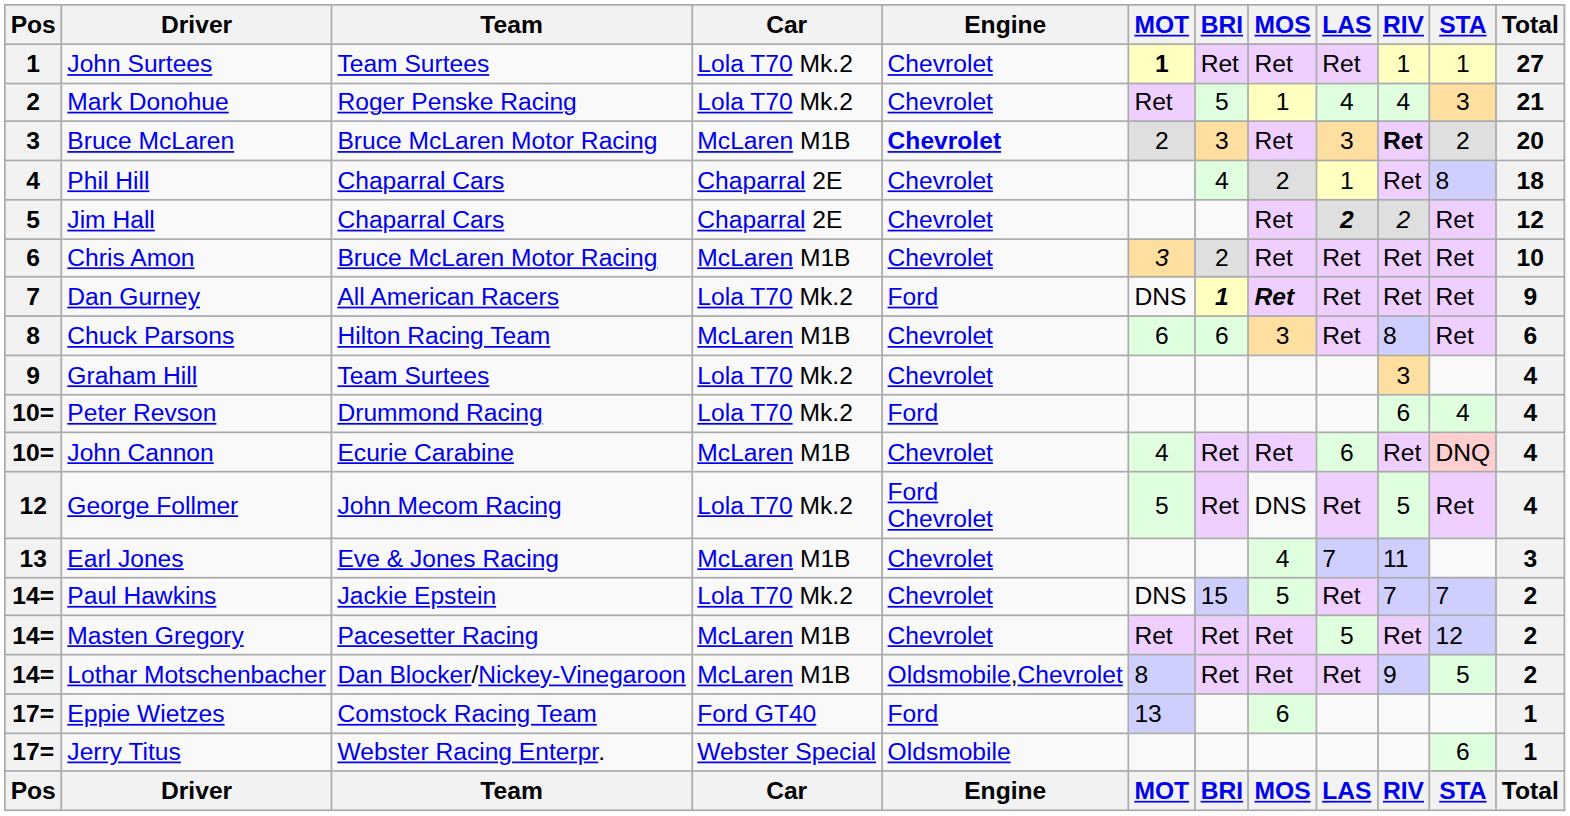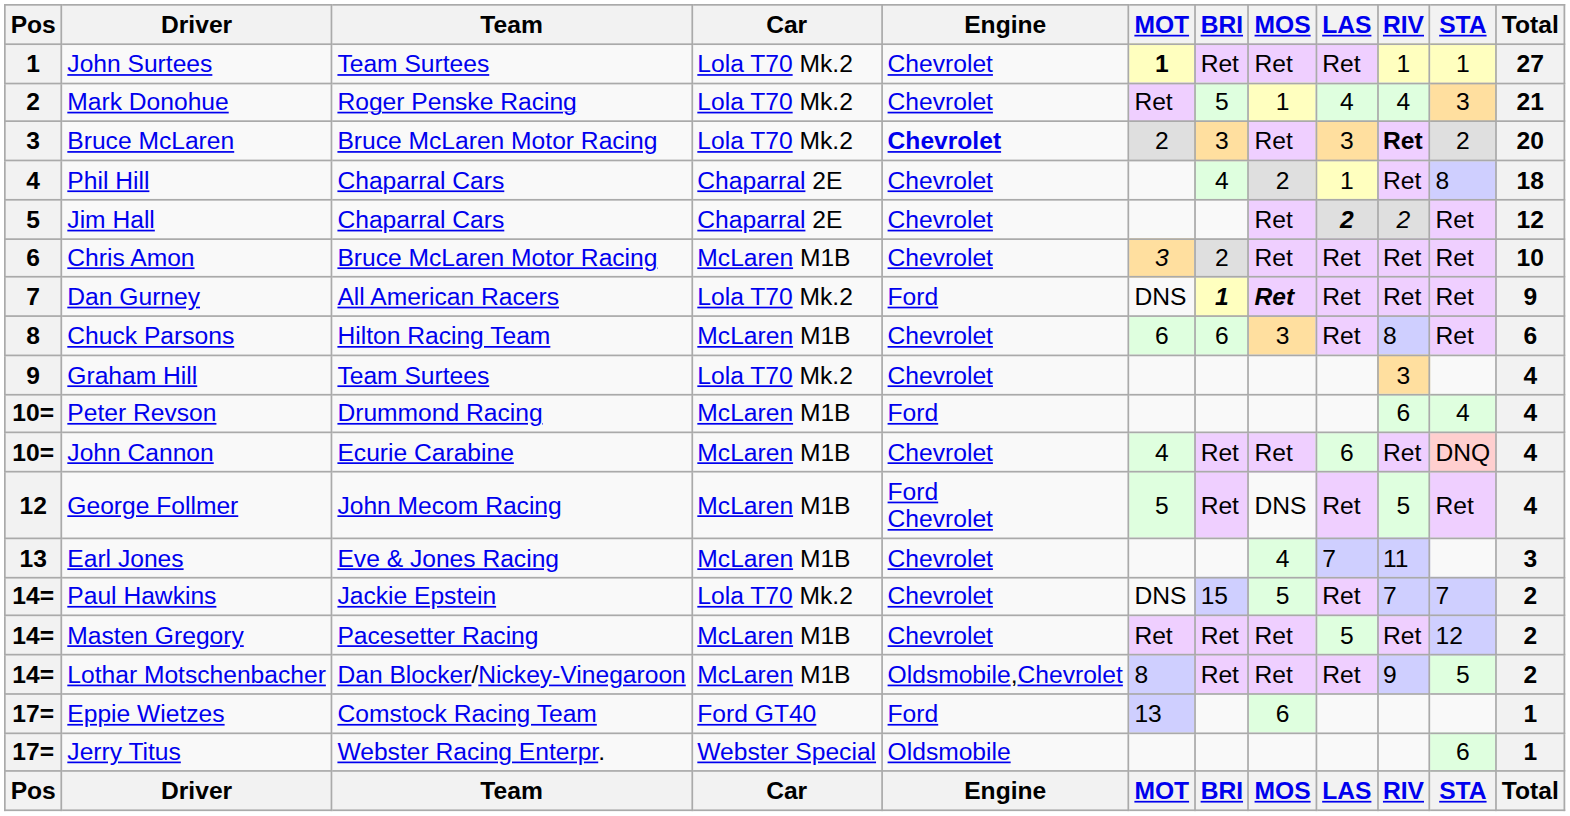(774, 141) McLaren M1B -> (775, 141) Lola T70 Mk.2
(775, 414) Lola T70 Mk.2 -> (774, 414) McLaren M1B
(775, 505) Lola T70 Mk.2 -> (774, 505) McLaren M1B
